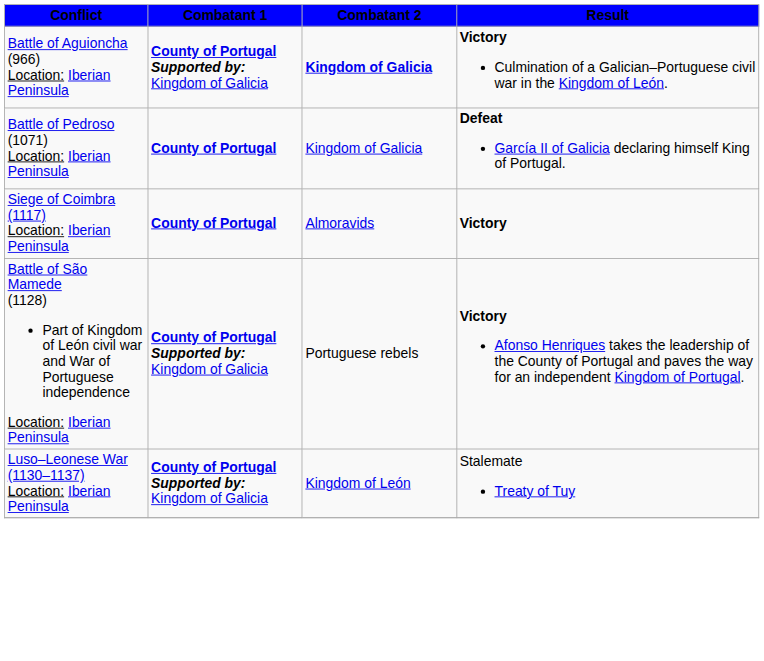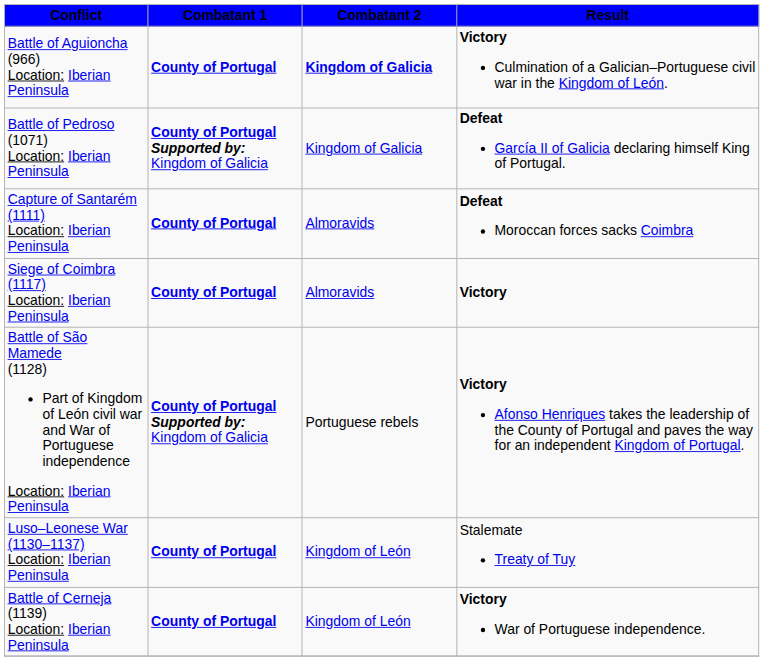(214, 67) County of Portugal Supported by: Kingdom of Galicia -> (214, 67) County of Portugal
(214, 148) County of Portugal -> (214, 148) County of Portugal Supported by: Kingdom of Galicia
+ row: (72, 223)
(214, 483) County of Portugal Supported by: Kingdom of Galicia -> (214, 552) County of Portugal
+ row: (59, 621)
